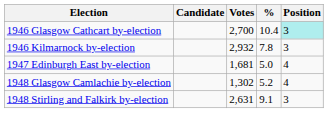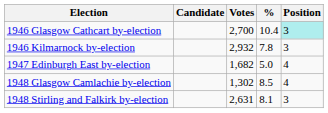(242, 64) 1,681 -> (242, 64) 1,682
(266, 82) 5.2 -> (266, 82) 8.5
(266, 99) 9.1 -> (266, 99) 8.1
